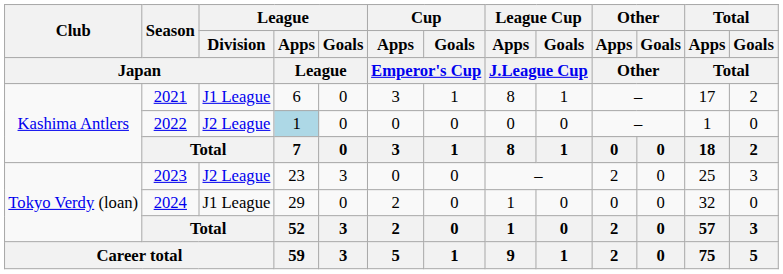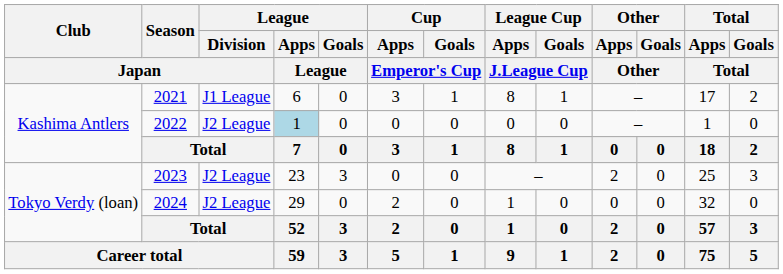(236, 202) J1 League -> (236, 202) J2 League
